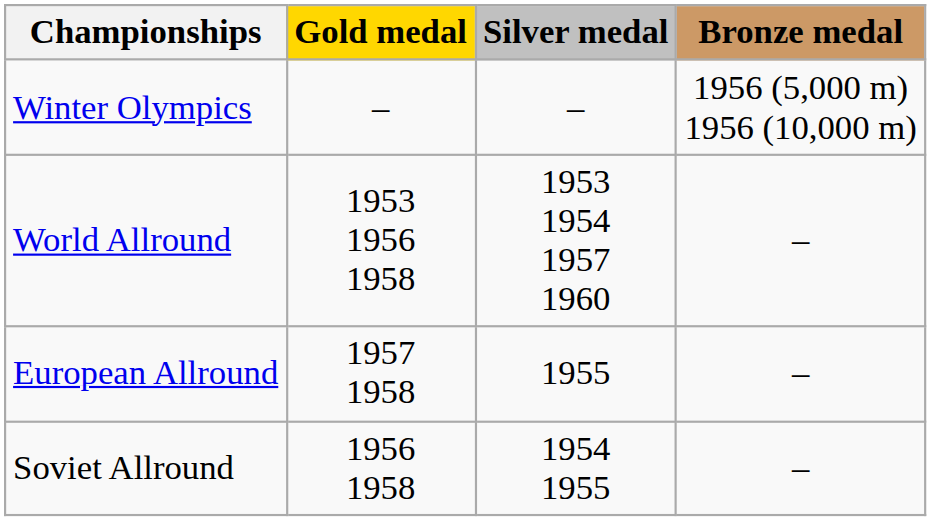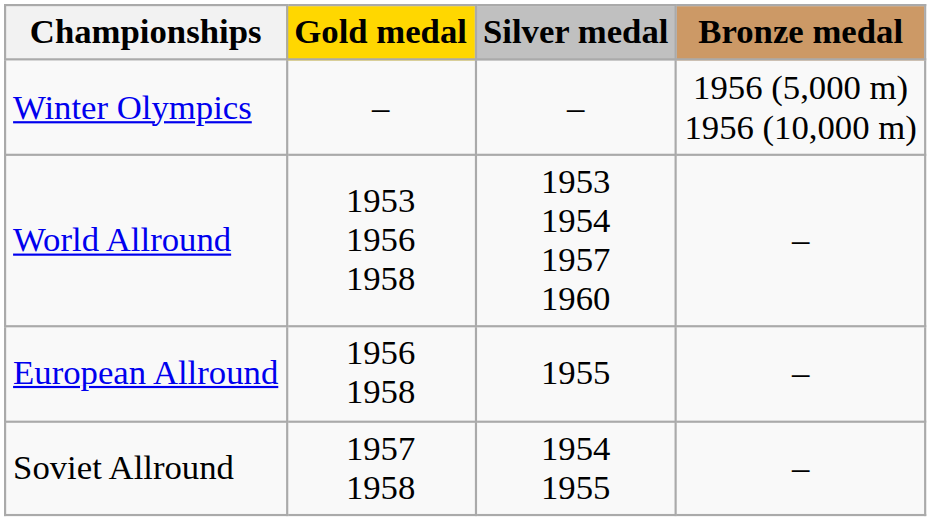(381, 372) 1957 1958 -> (381, 372) 1956 1958
(381, 467) 1956 1958 -> (381, 467) 1957 1958
